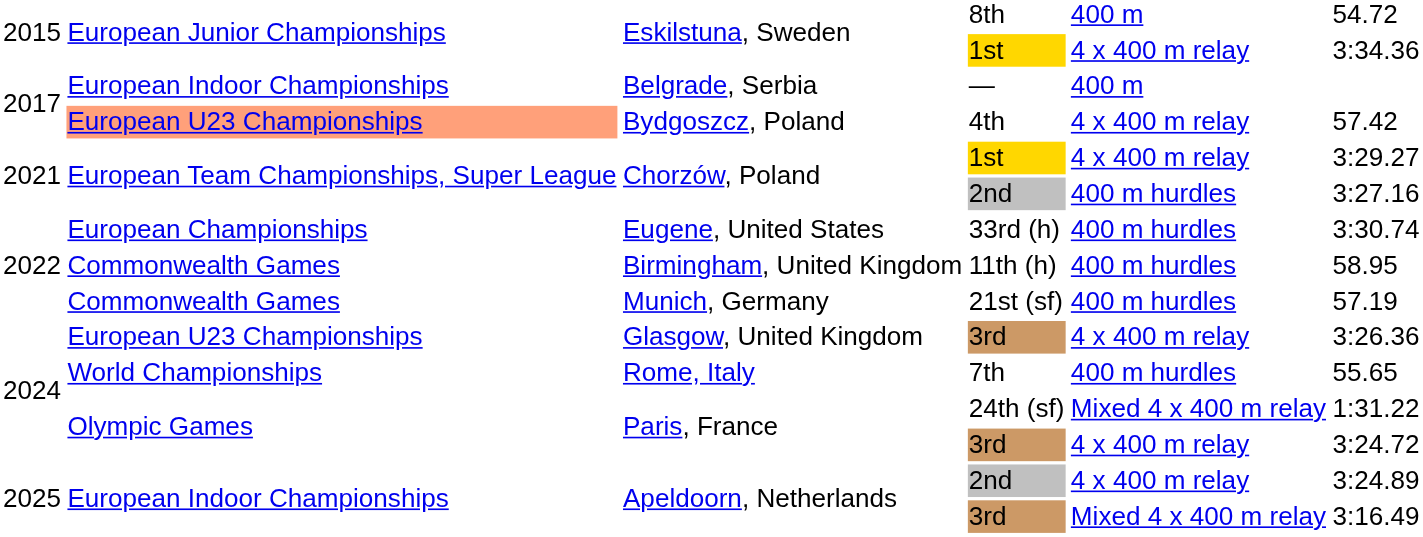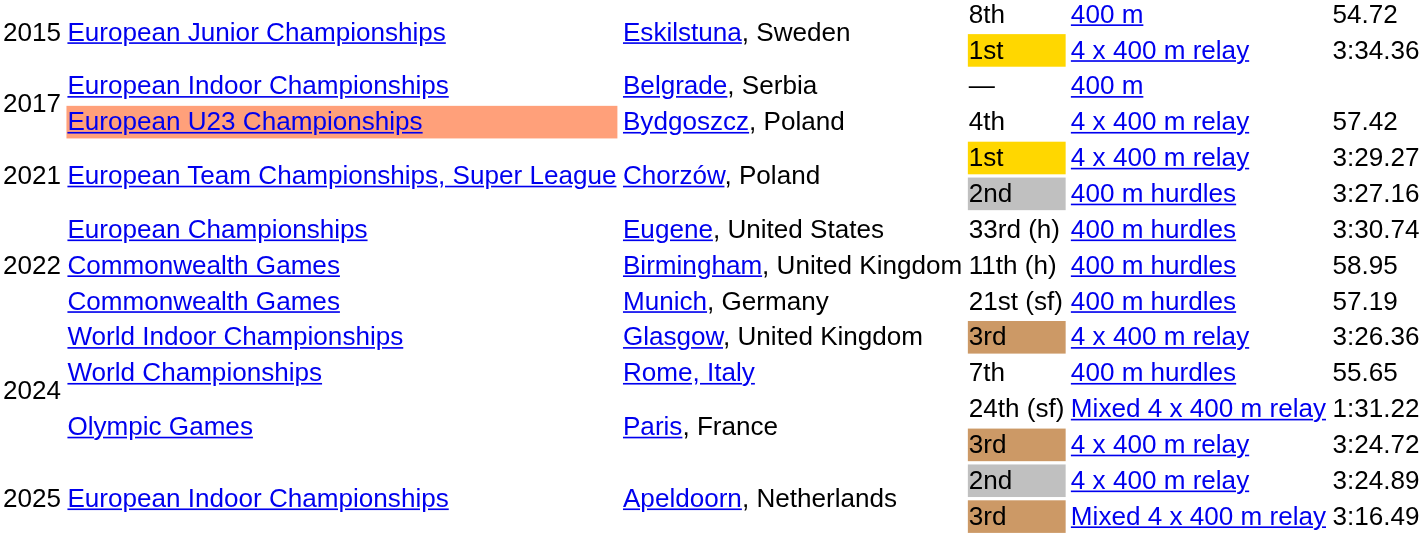(245, 336) European U23 Championships -> (235, 336) World Indoor Championships
